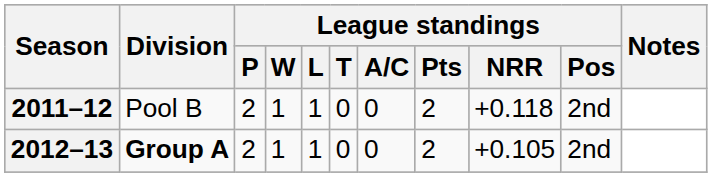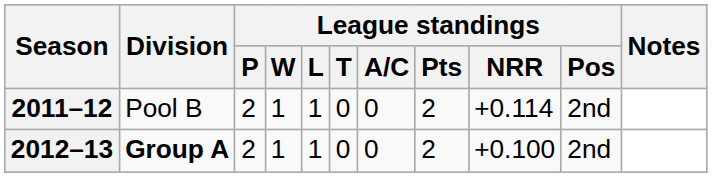(514, 108) +0.118 -> (514, 108) +0.114
(515, 150) +0.105 -> (515, 150) +0.100
